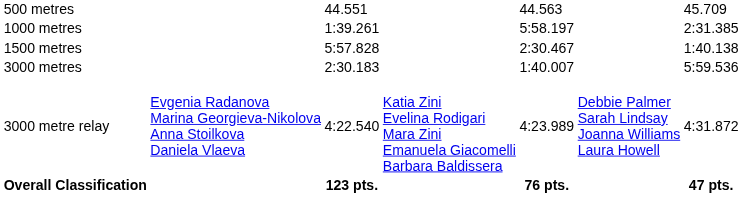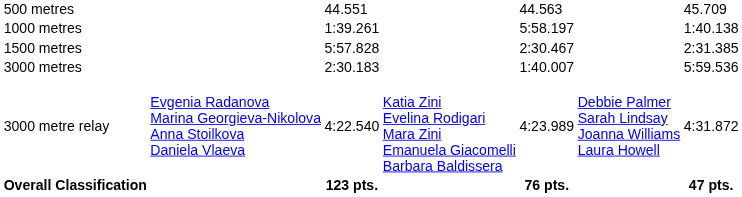(711, 28) 2:31.385 -> (711, 28) 1:40.138
(711, 48) 1:40.138 -> (711, 48) 2:31.385
